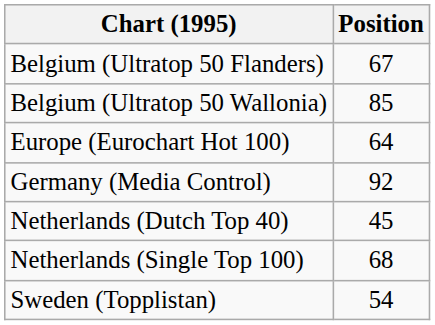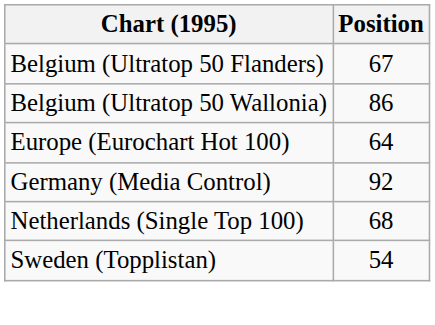(381, 102) 85 -> (381, 102) 86
- row: (150, 220)
